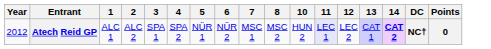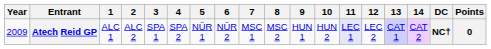+ column: (302, 11)
(17, 31) 2012 -> (17, 31) 2009
(394, 31) bold -> (418, 31) normal
